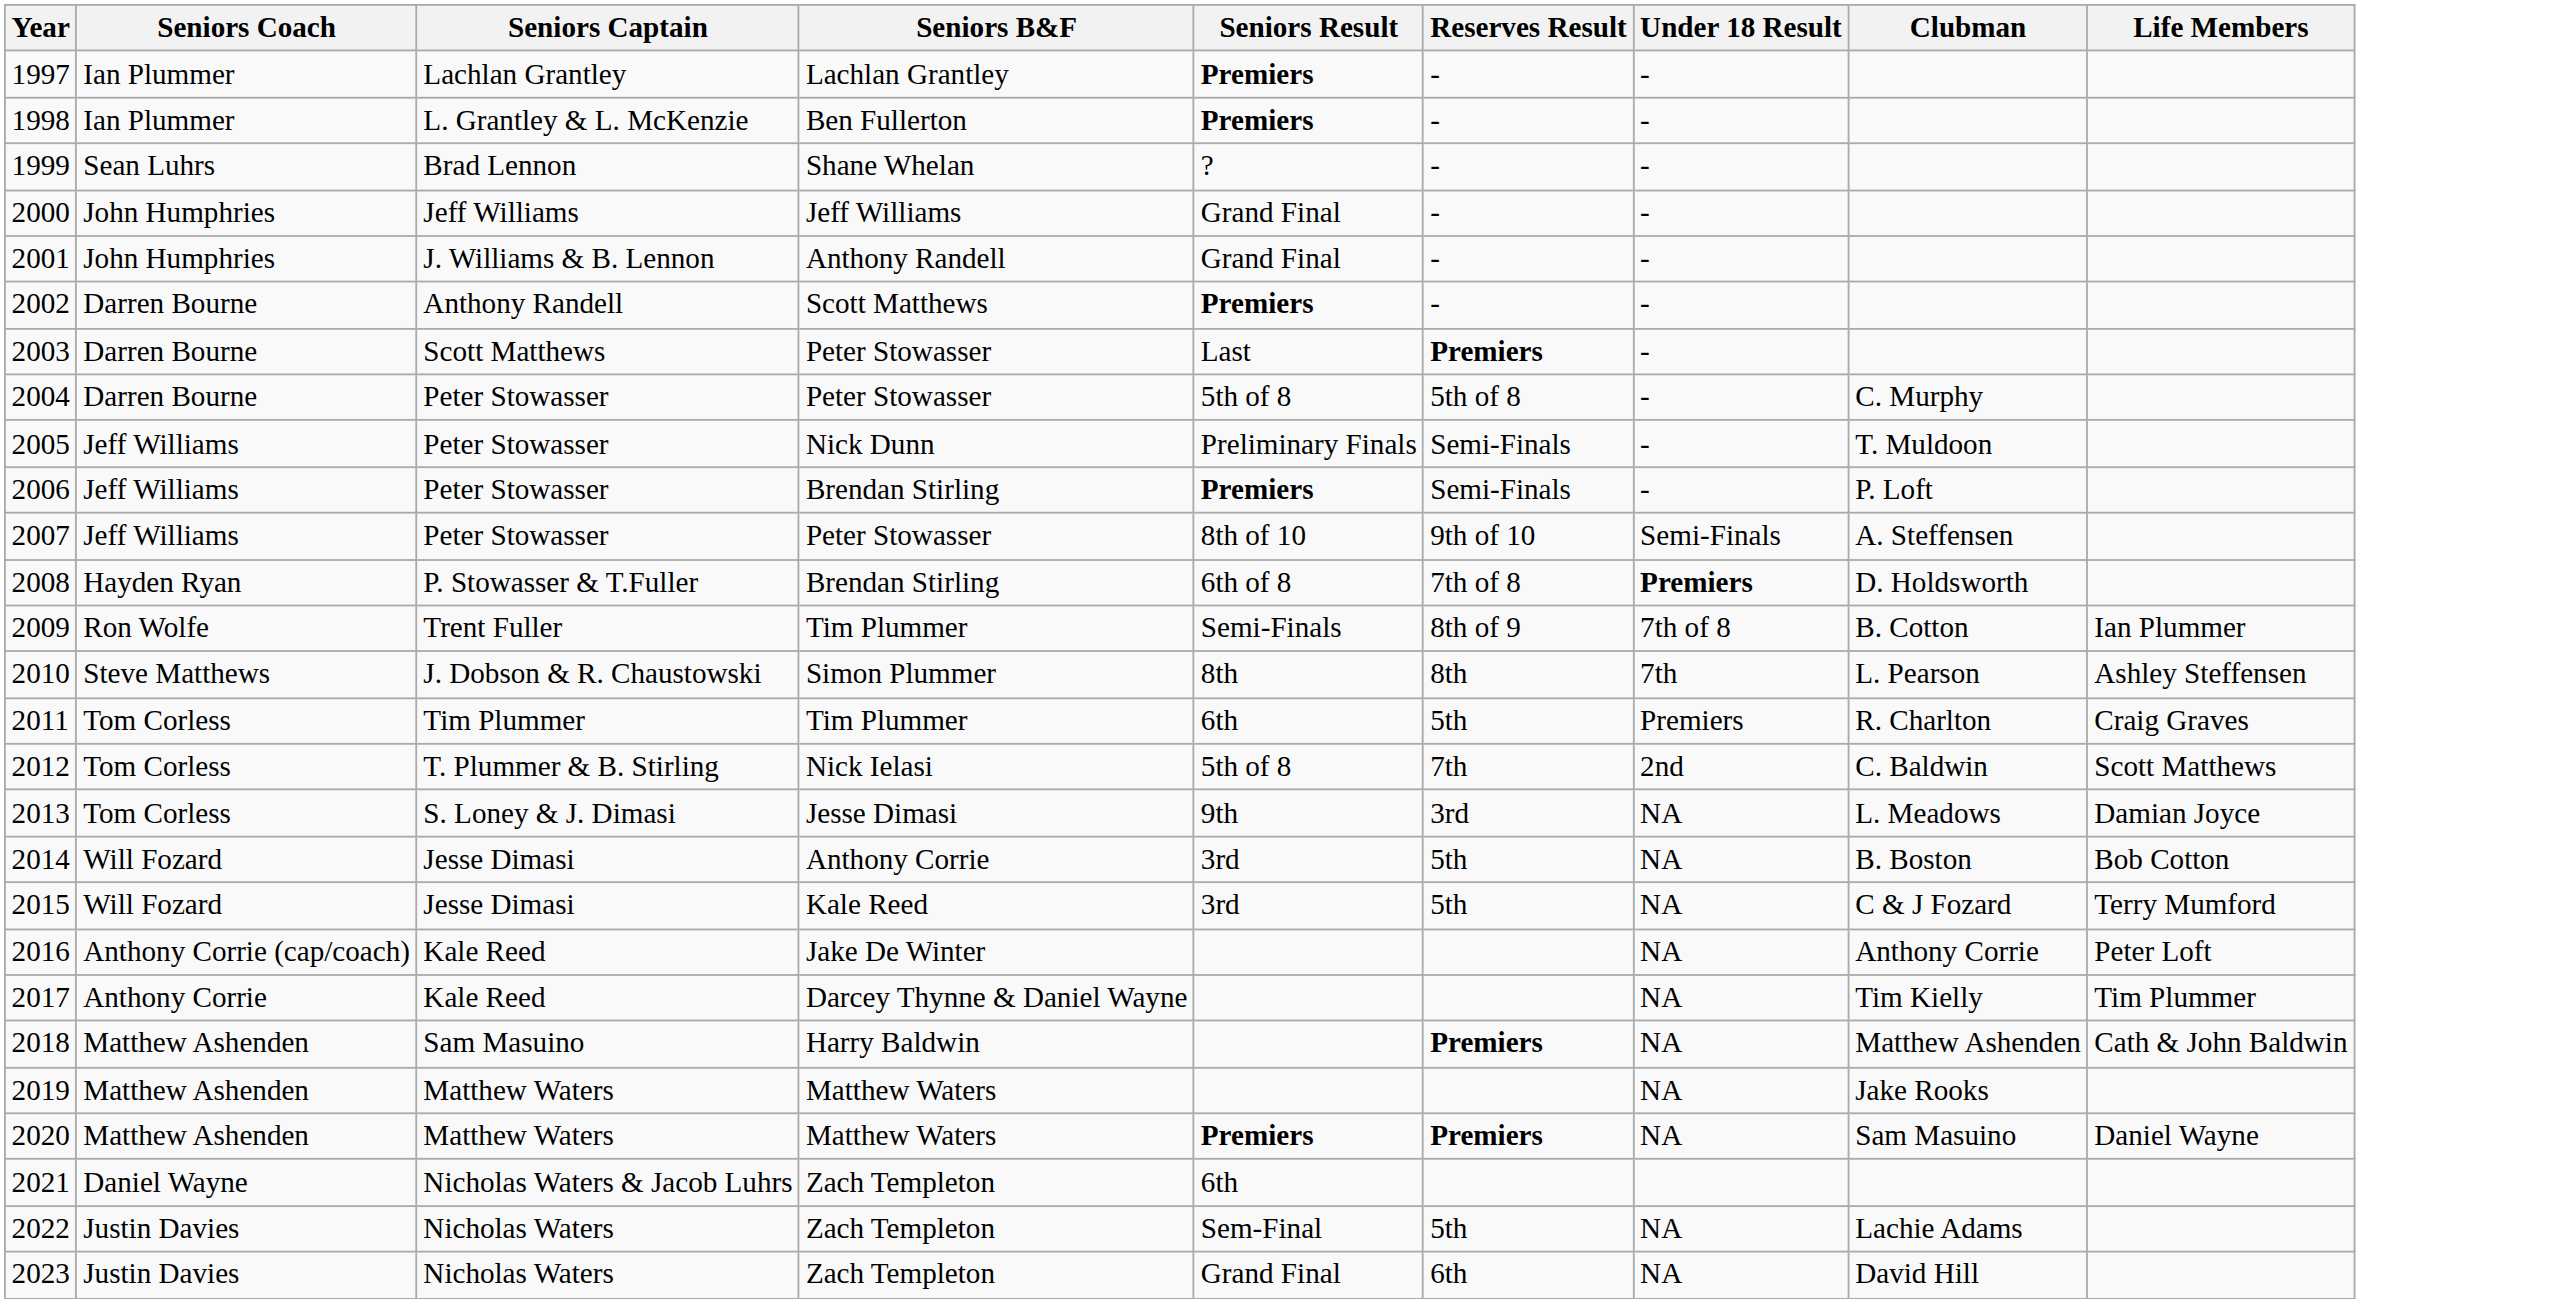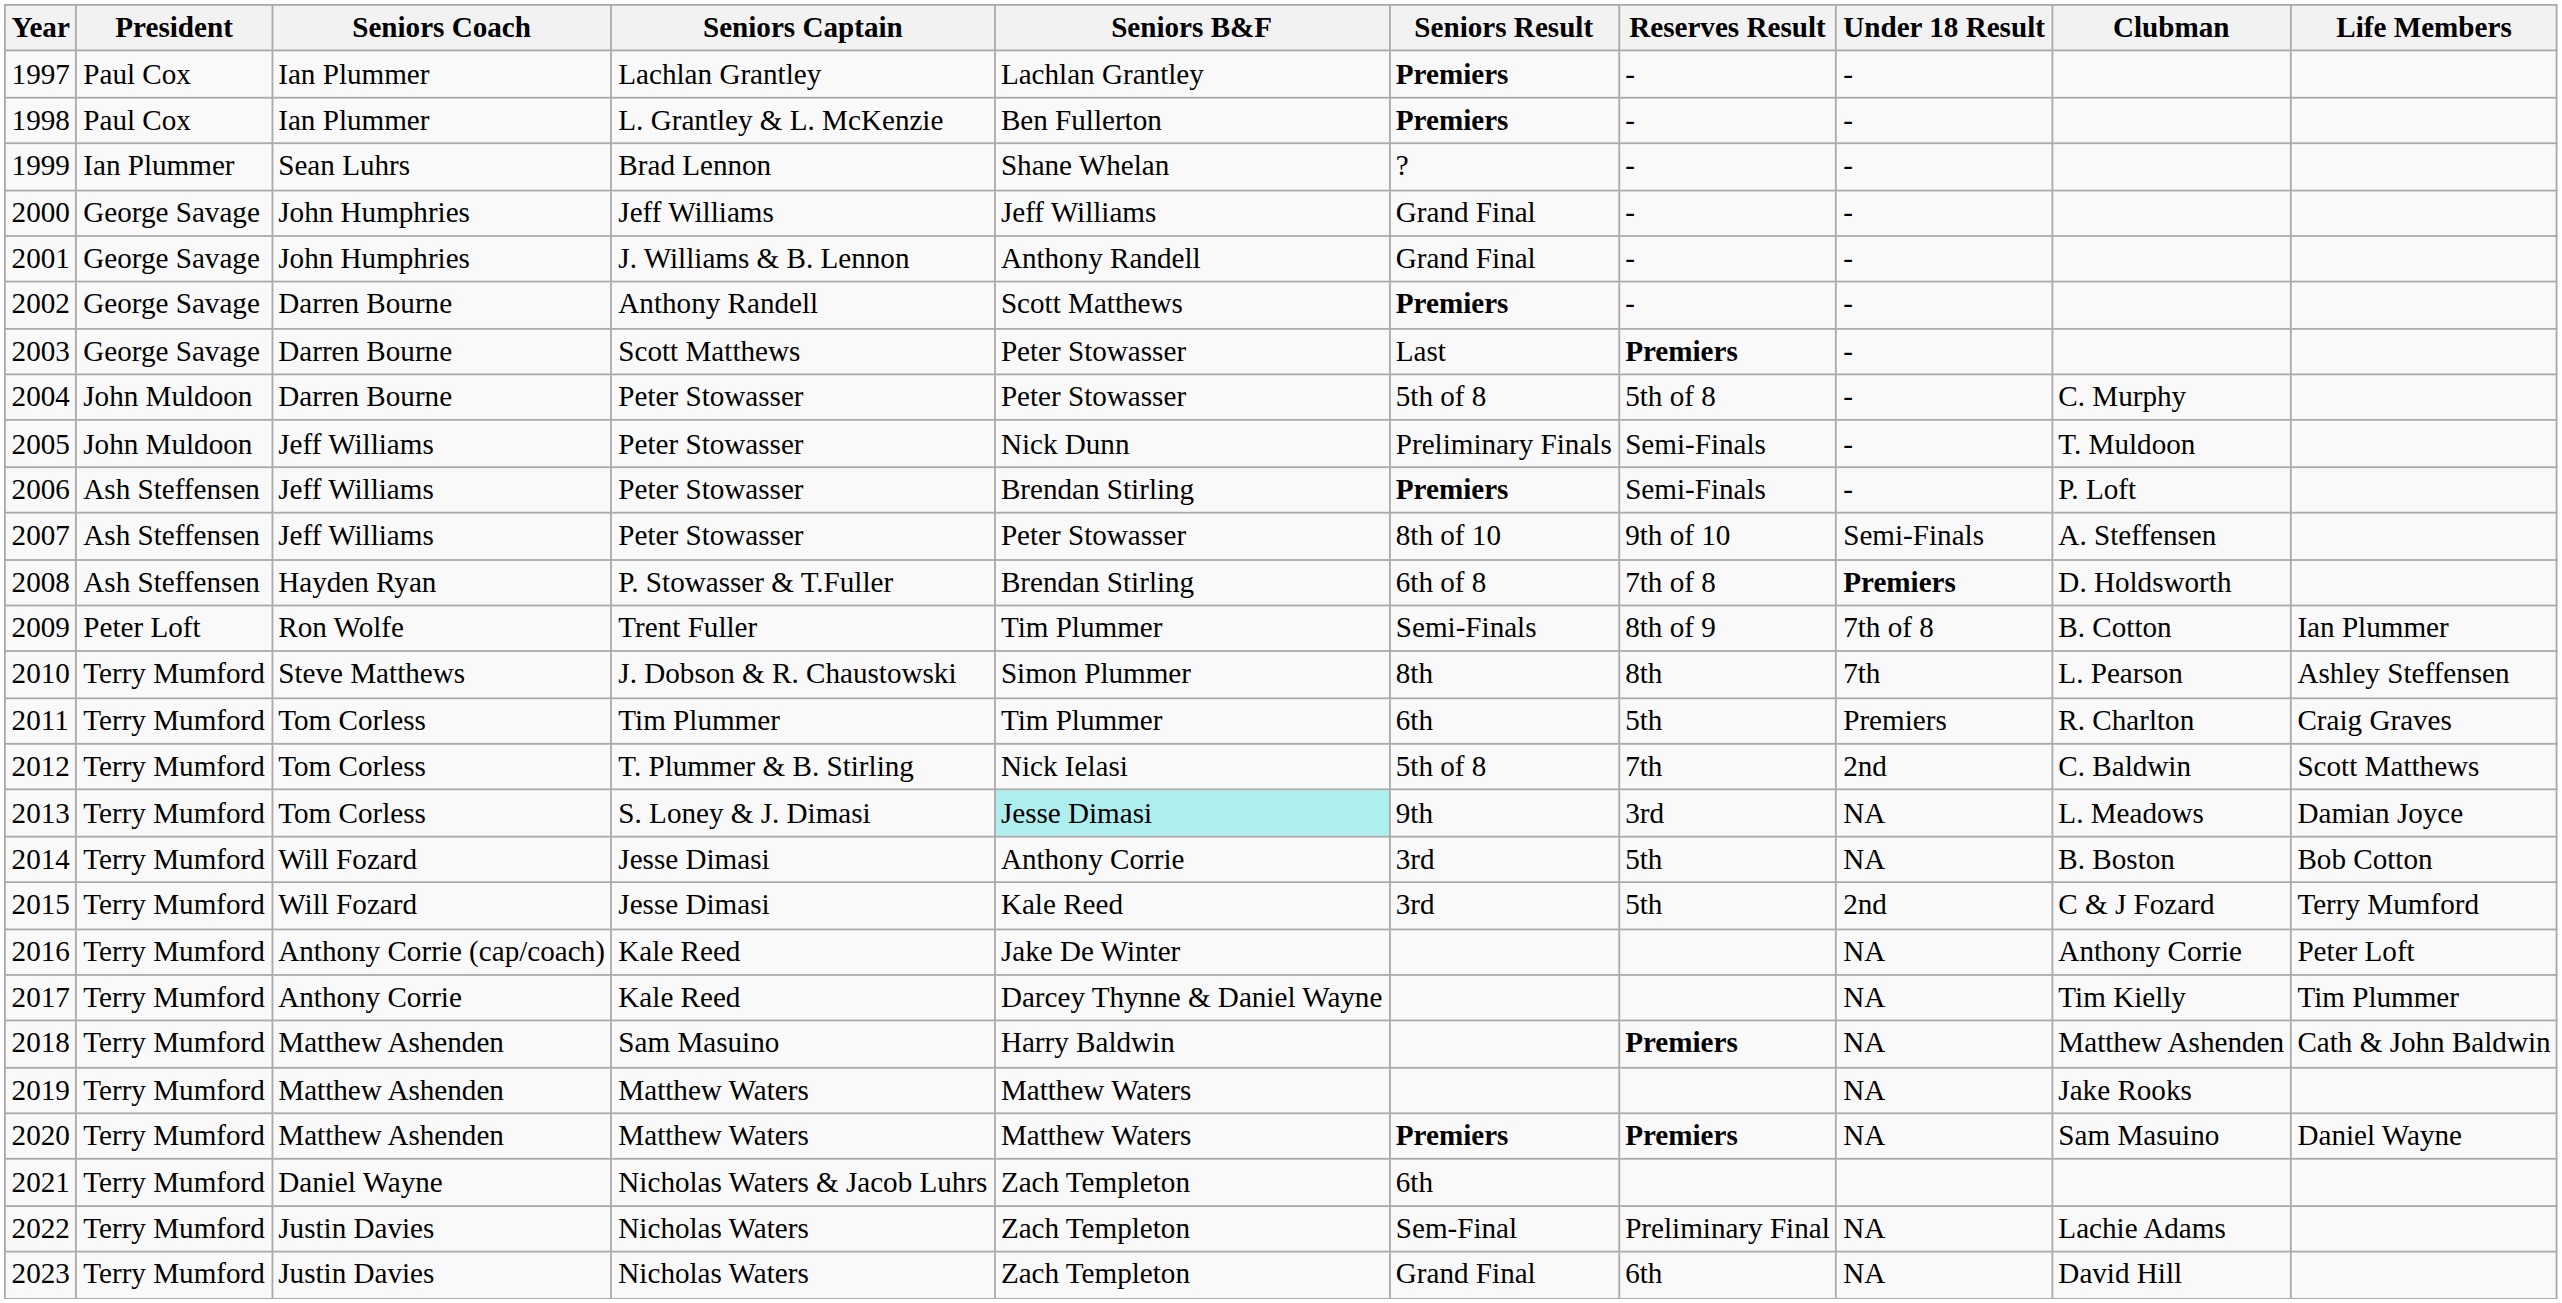+ column: (174, 27)
(882, 812) no background -> (1077, 812) paleturquoise background
(1661, 905) NA -> (1865, 905) 2nd
(1449, 1228) 5th -> (1727, 1228) Preliminary Final
